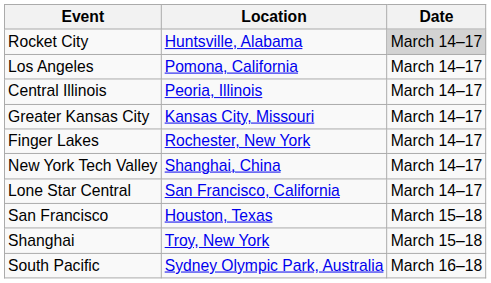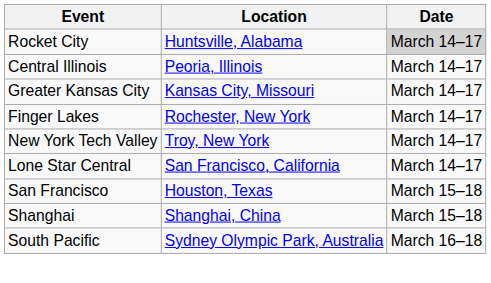- row: (51, 66)
(223, 166) Shanghai, China -> (217, 141) Troy, New York
(217, 240) Troy, New York -> (223, 215) Shanghai, China
